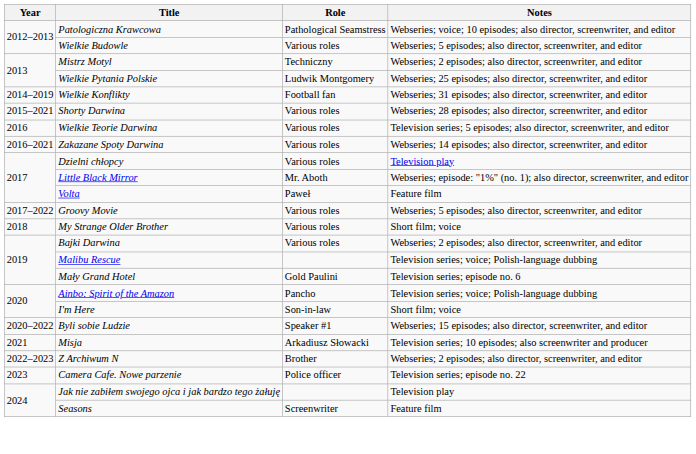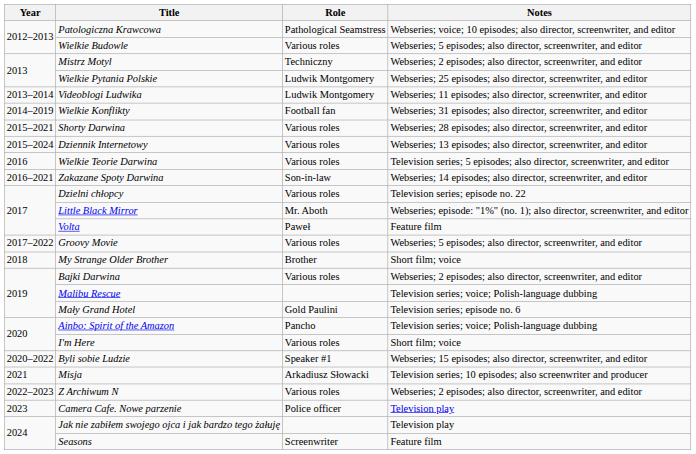+ row: (100, 95)
+ row: (103, 144)
(312, 144) Various roles -> (308, 177) Son-in-law
(422, 161) Television play -> (458, 194) Television series; episode no. 22
(312, 227) Various roles -> (301, 260) Brother
(308, 309) Son-in-law -> (312, 342) Various roles
(301, 359) Brother -> (312, 392) Various roles
(458, 375) Television series; episode no. 22 -> (422, 408) Television play
